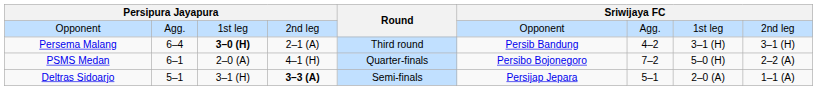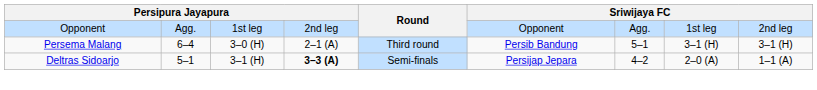(233, 45) bold -> (247, 45) normal
(650, 45) 4–2 -> (640, 45) 5–1
- row: (78, 61)
(650, 77) 5–1 -> (640, 61) 4–2
